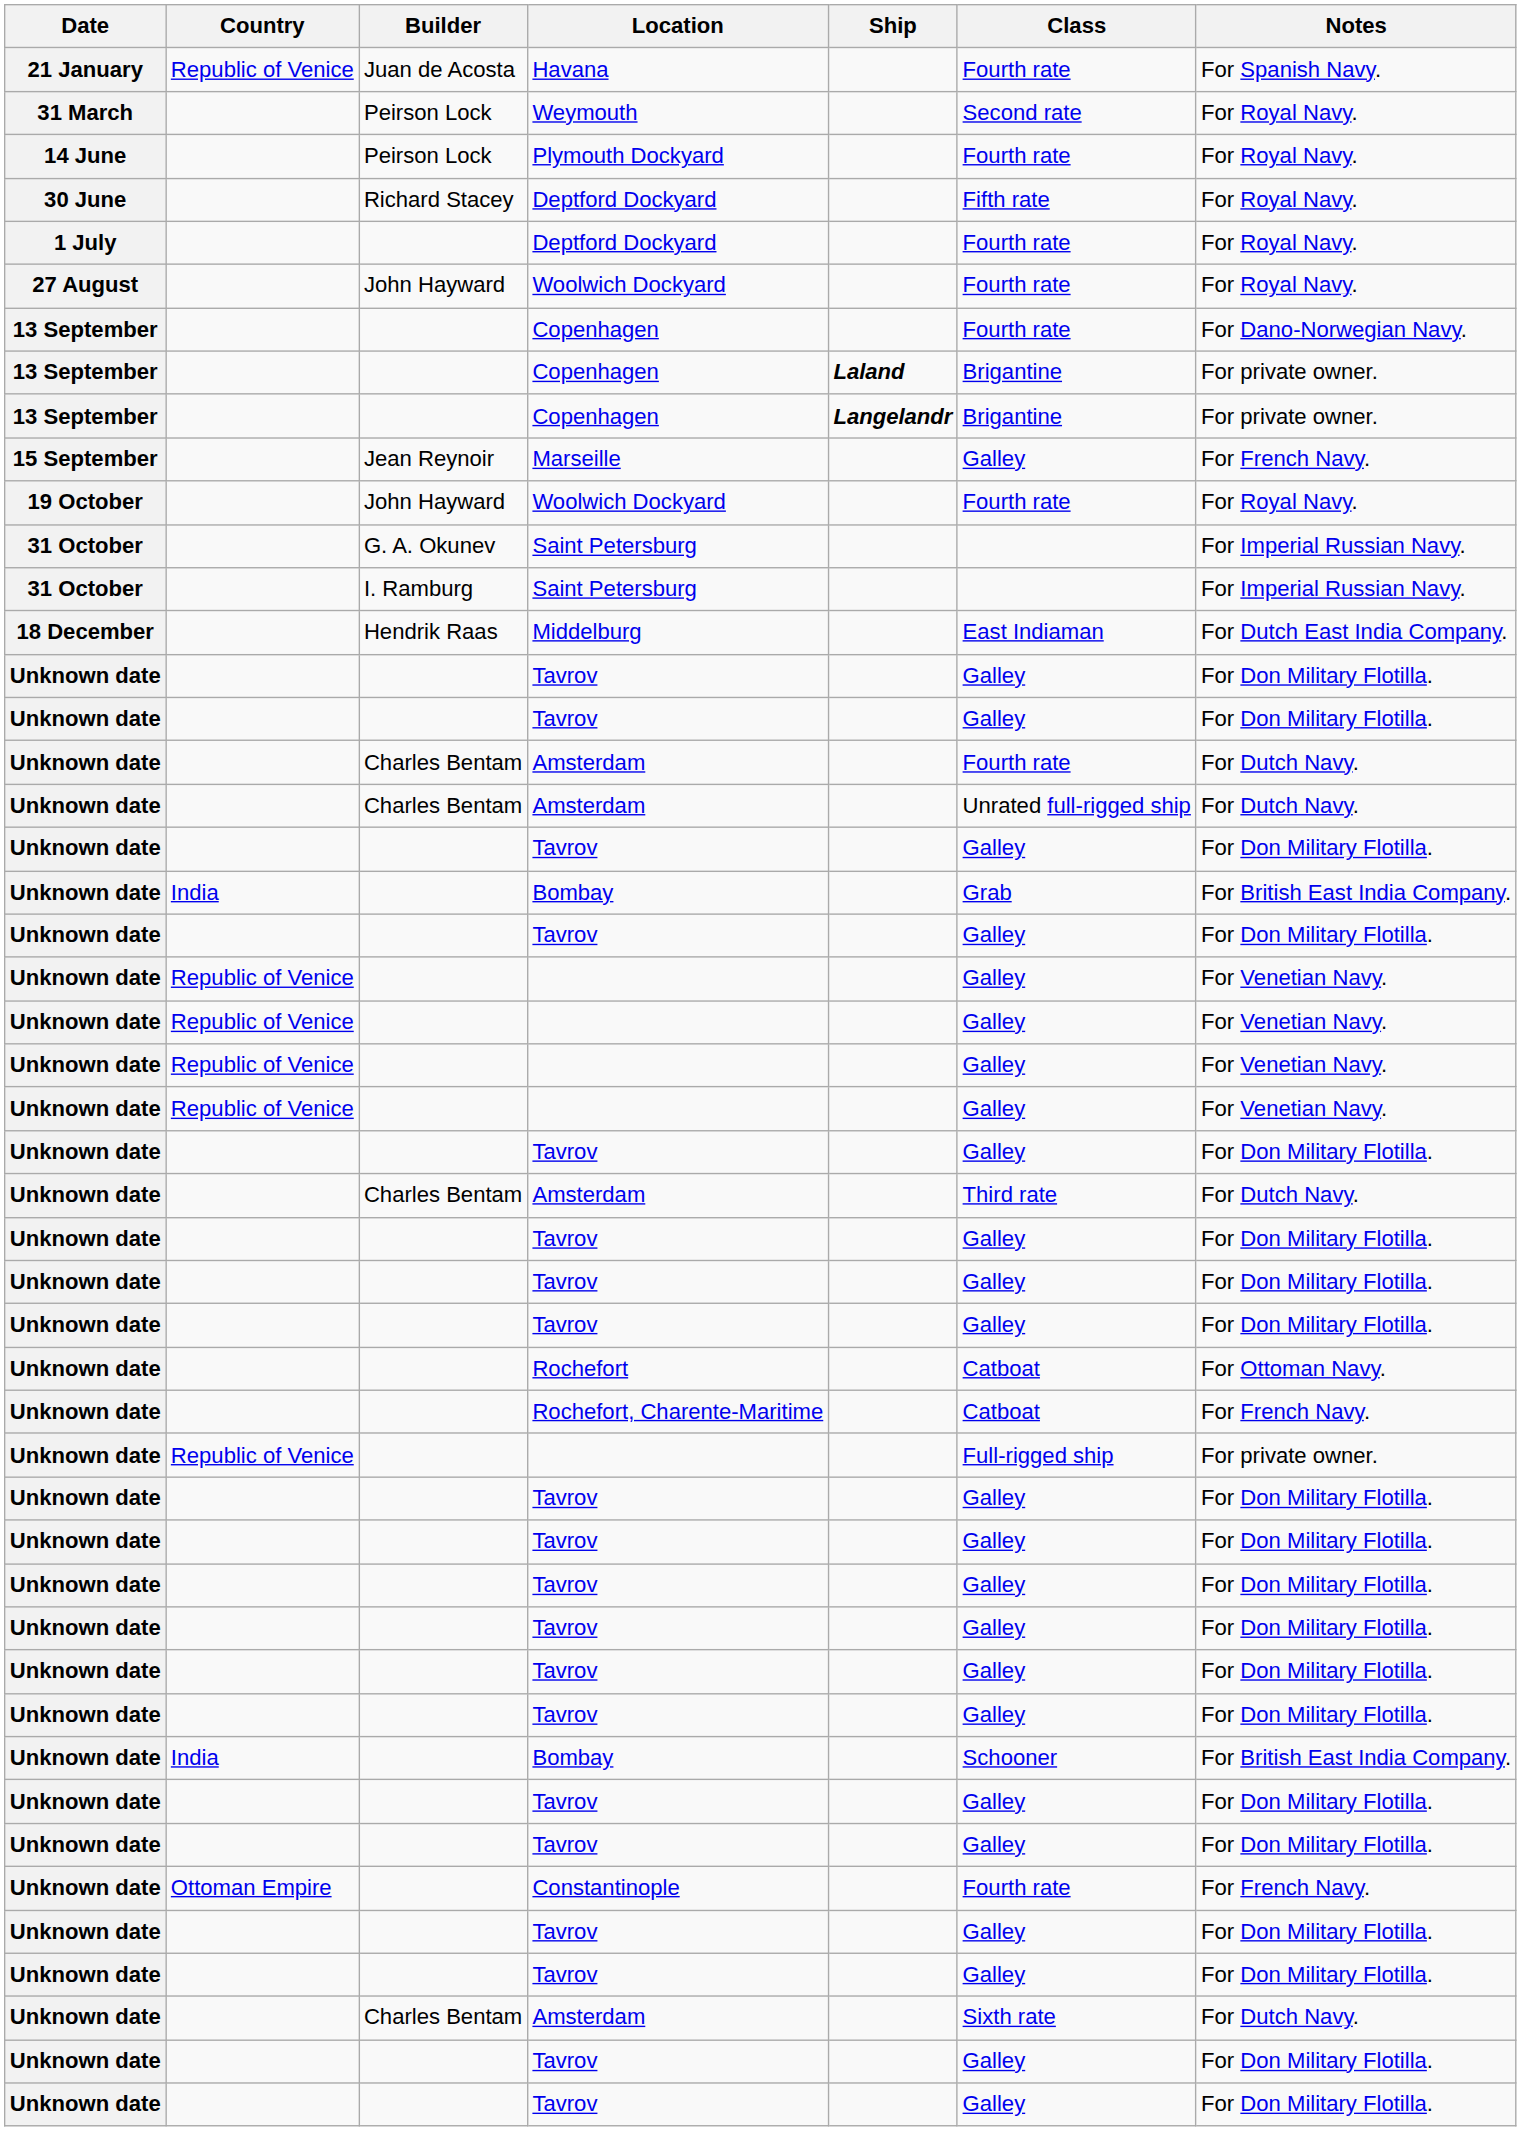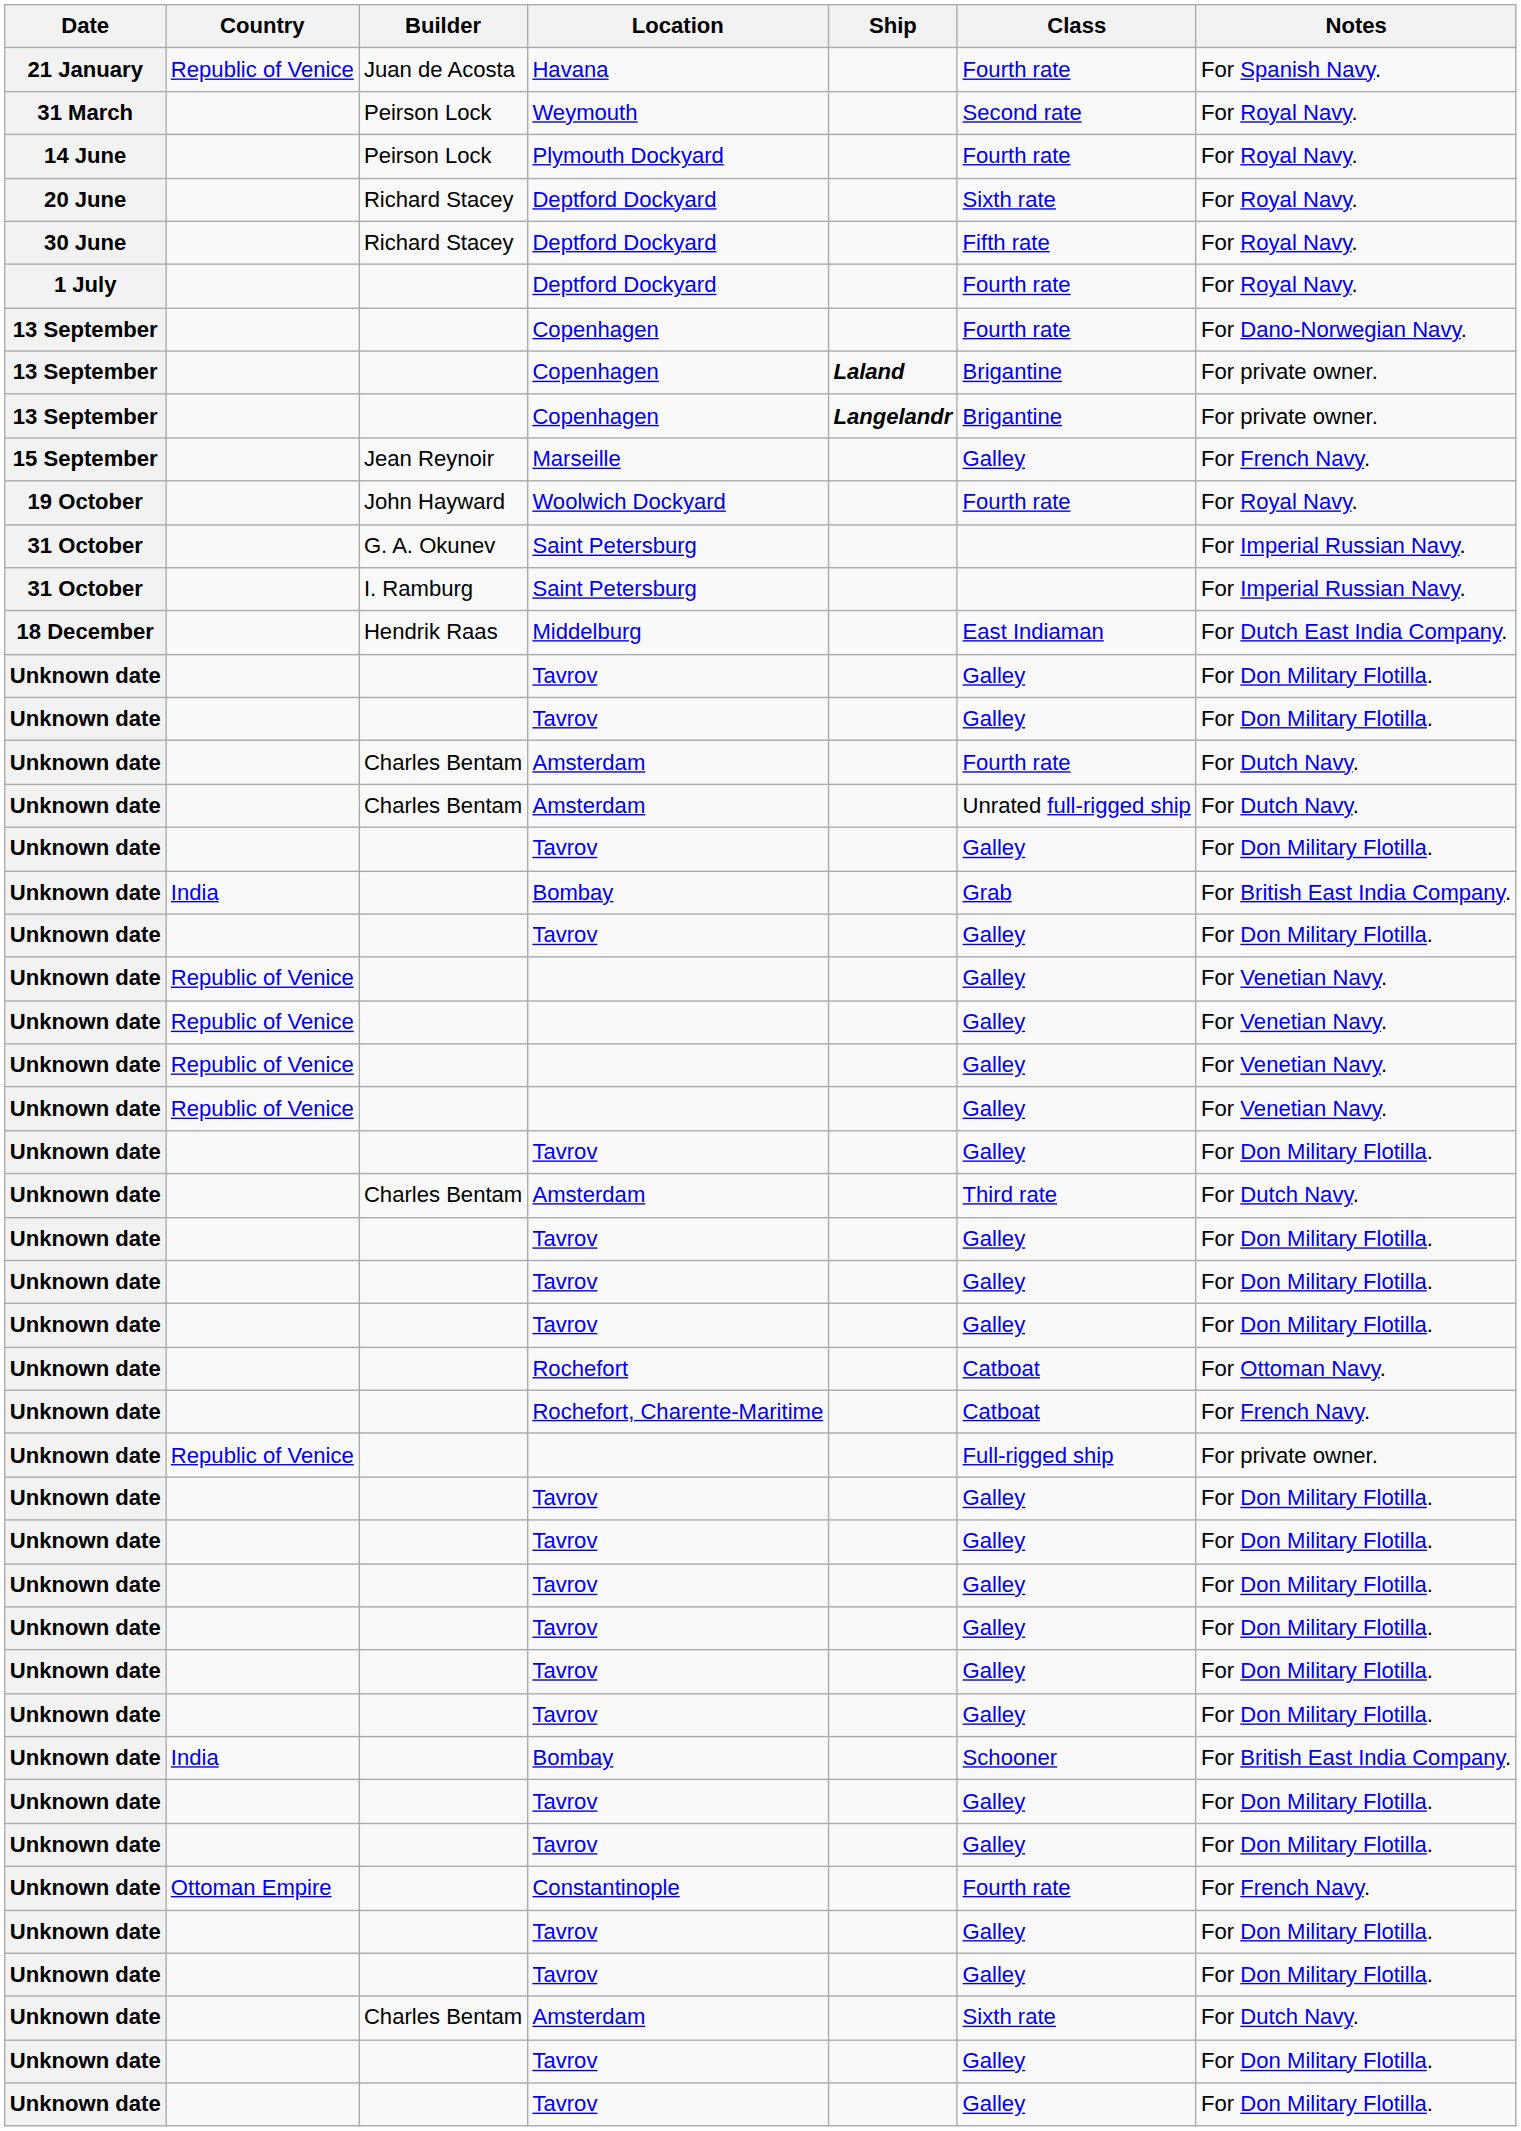+ row: (85, 199)
- row: (85, 285)
